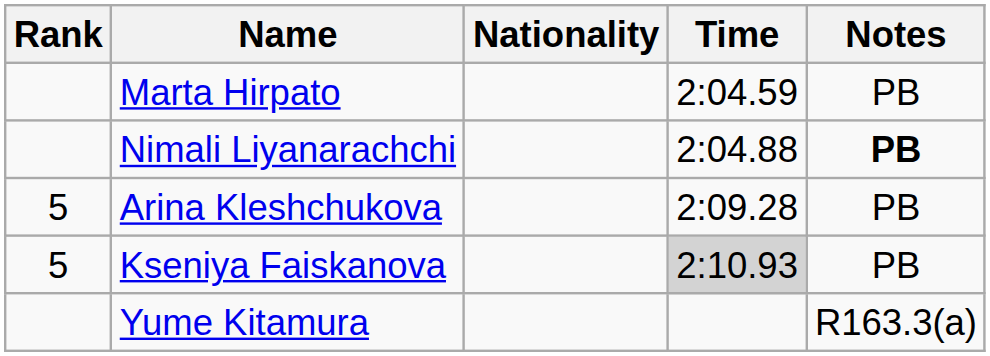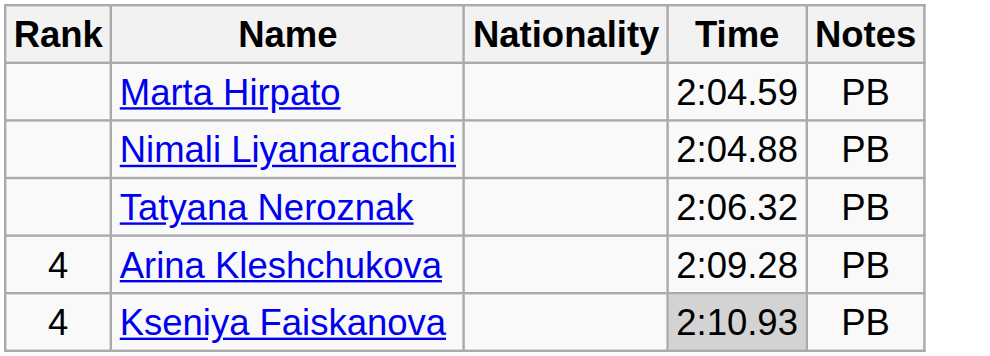(896, 150) bold -> (866, 150) normal
+ row: (267, 208)
(58, 208) 5 -> (58, 265) 4
(58, 265) 5 -> (58, 323) 4
- row: (244, 323)
